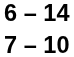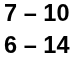rows swapped: (37, 45) <-> (37, 13)
